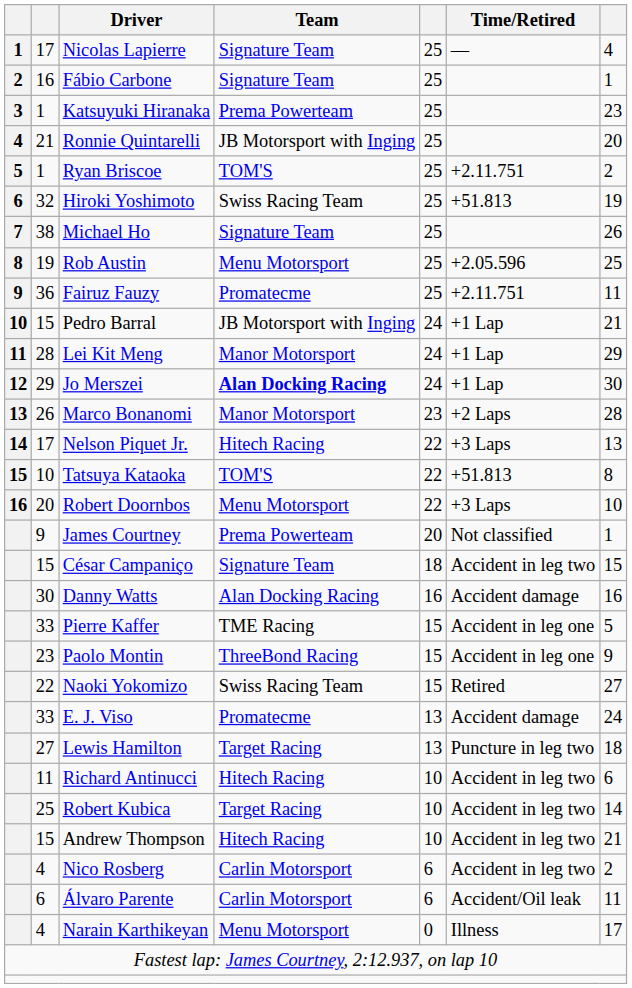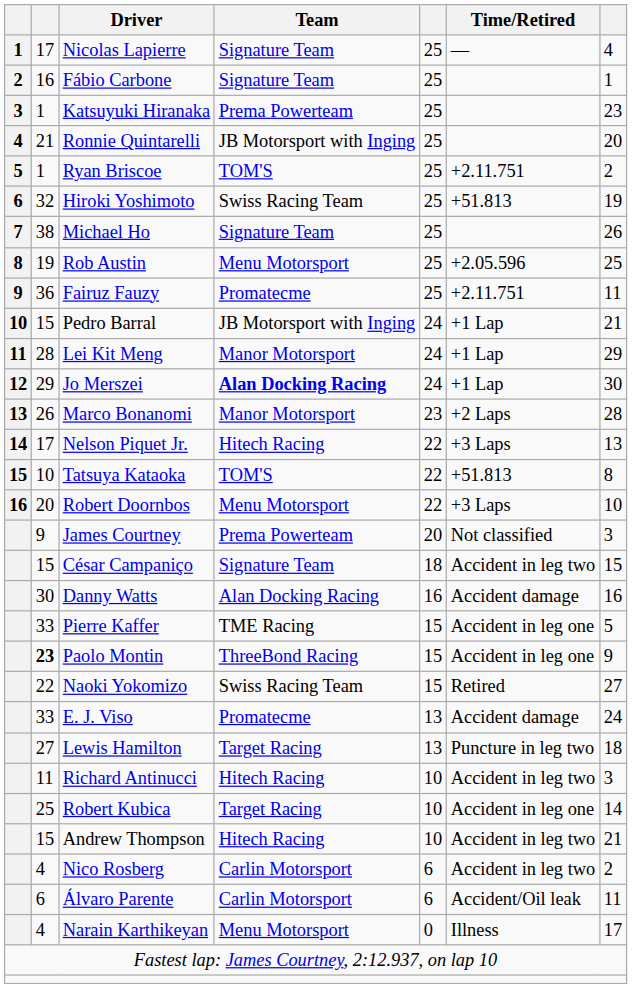(608, 535) 1 -> (608, 535) 3
(45, 656) normal -> (45, 656) bold
(608, 777) 6 -> (608, 777) 3
(523, 808) Accident in leg two -> (522, 808) Accident in leg one
